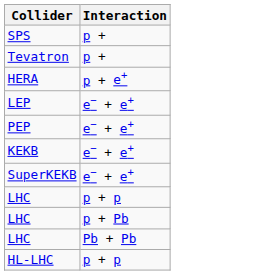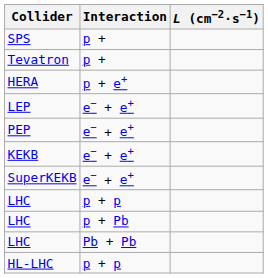+ column: (217, 17)
